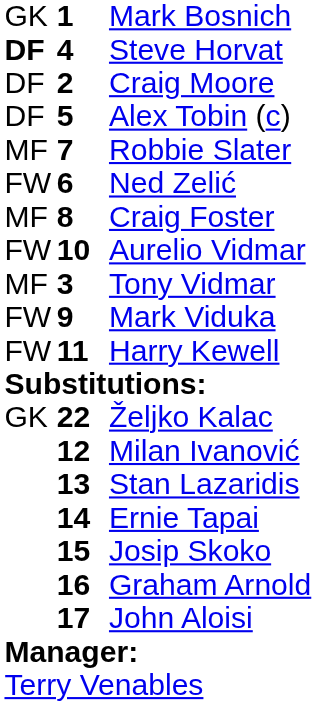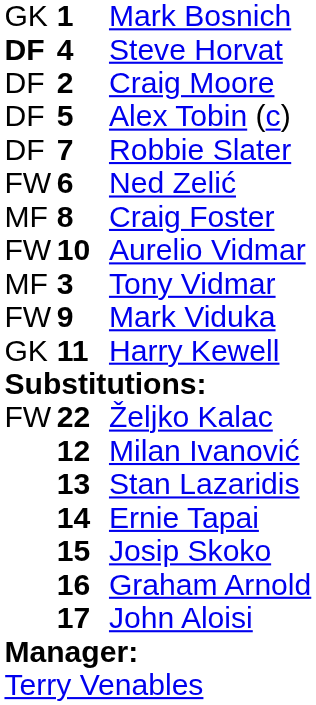(26, 149) MF -> (25, 149) DF
(28, 350) FW -> (26, 350) GK
(26, 417) GK -> (28, 417) FW
